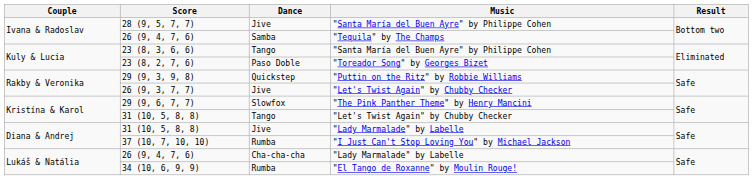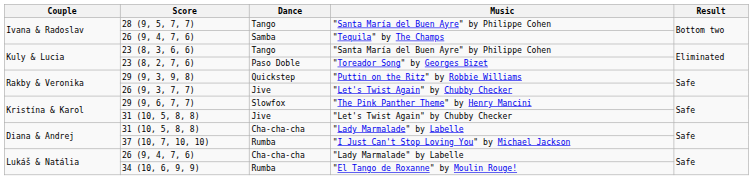(261, 24) Jive -> (264, 24) Tango
(264, 116) Tango -> (261, 116) Jive
(261, 129) Jive -> (278, 129) Cha-cha-cha
